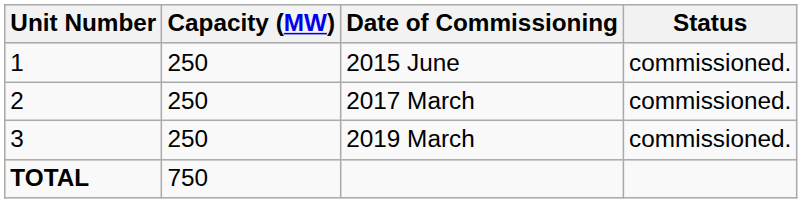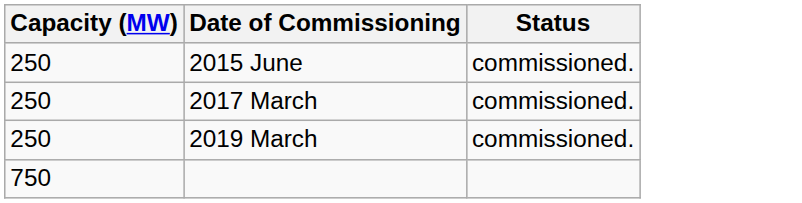- column: (83, 23)
